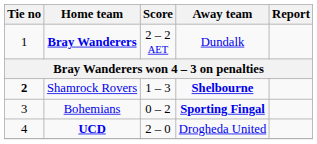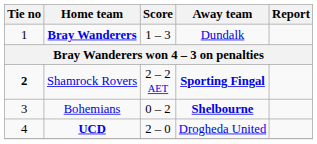(158, 41) 2 – 2 AET -> (158, 34) 1 – 3
(158, 88) 1 – 3 -> (158, 81) 2 – 2 AET
(222, 88) Shelbourne -> (223, 81) Sporting Fingal
(223, 108) Sporting Fingal -> (222, 108) Shelbourne
